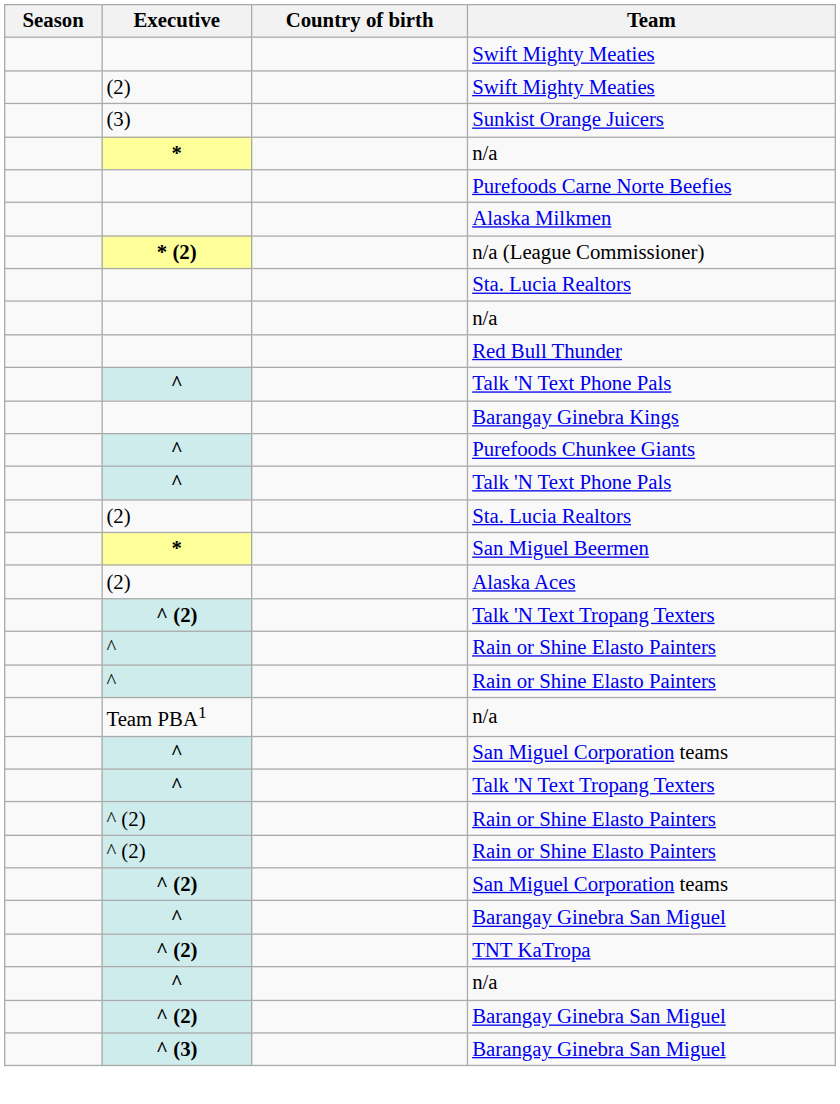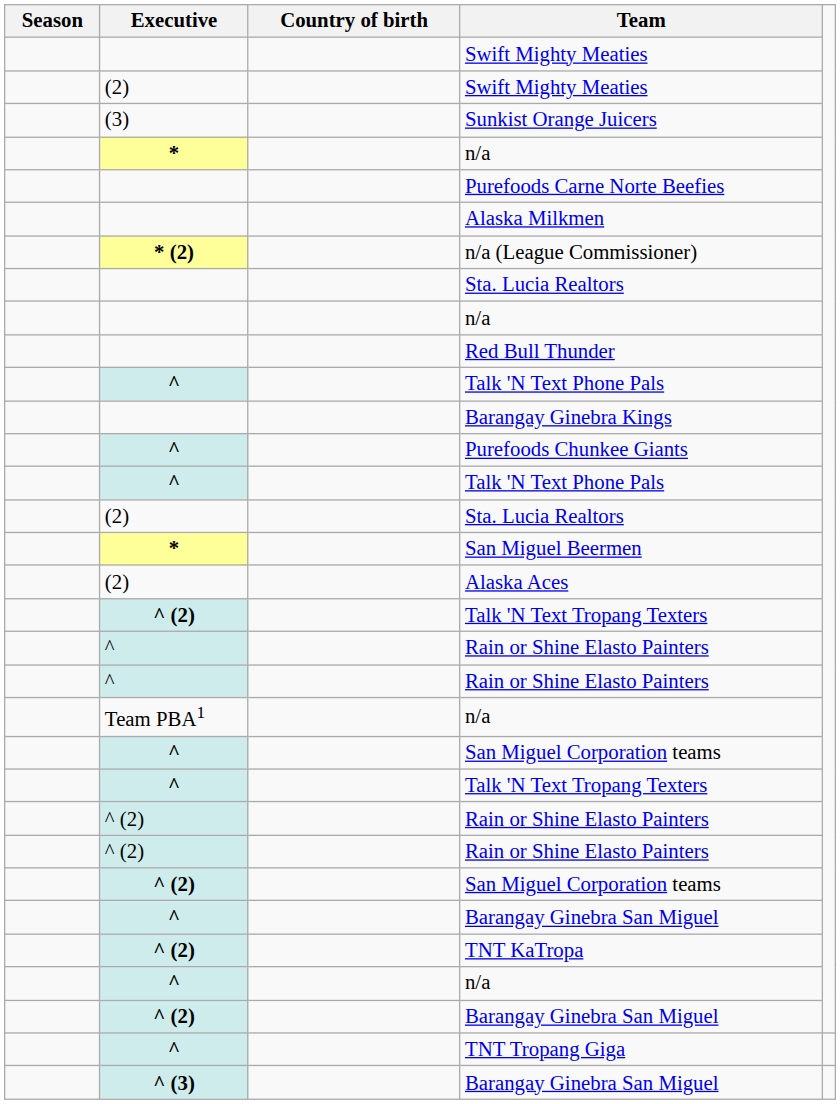+ row: (174, 1049)
